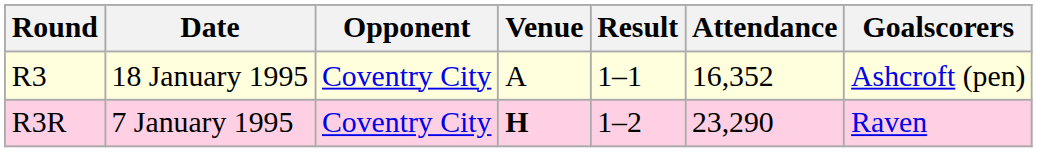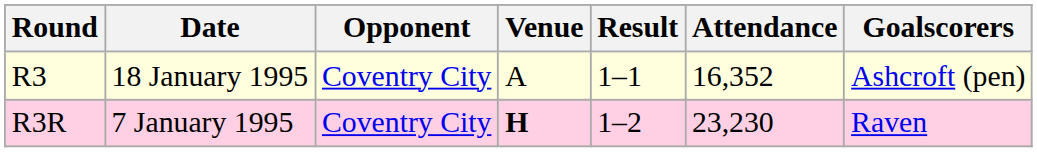(733, 122) 23,290 -> (733, 122) 23,230
